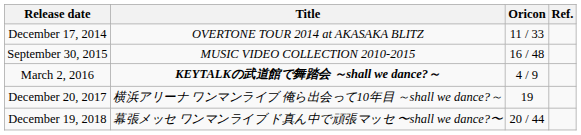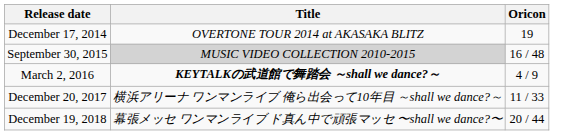- column: (562, 14)
(527, 34) 11 / 33 -> (527, 34) 19
(308, 53) no background -> (308, 53) lightgrey background
(527, 97) 19 -> (527, 97) 11 / 33
